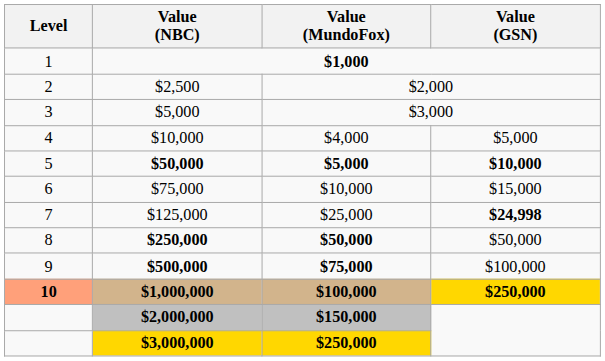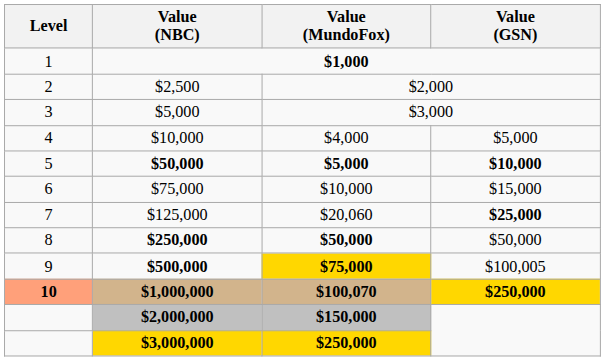(346, 214) $25,000 -> (346, 214) $20,060
(515, 214) $24,998 -> (515, 214) $25,000
(346, 266) no background -> (346, 266) gold background
(515, 266) $100,000 -> (515, 266) $100,005
(346, 291) $100,000 -> (346, 291) $100,070
